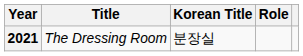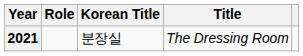columns swapped: (106, 15) <-> (274, 15)
